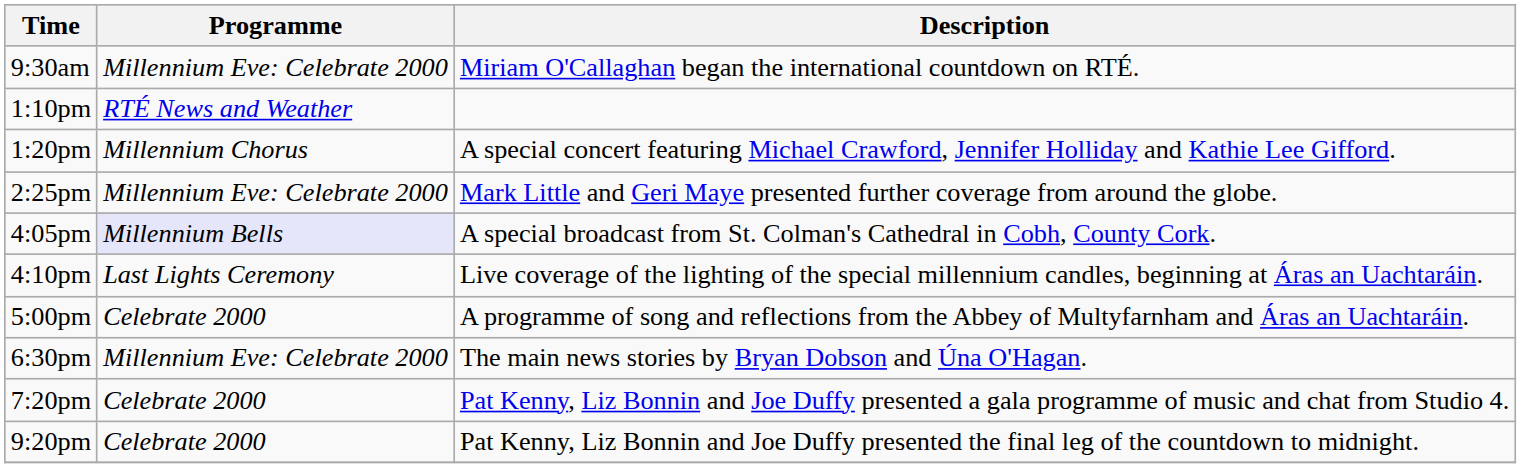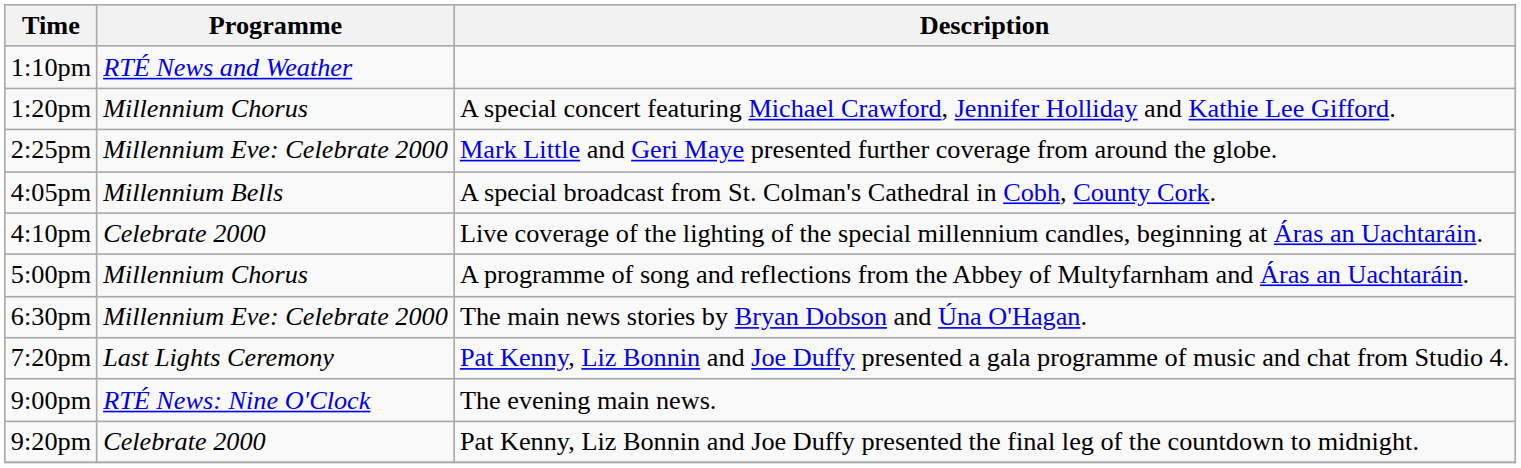- row: (50, 66)
(193, 233) lavender background -> (193, 191) no background
(219, 274) Last Lights Ceremony -> (184, 233) Celebrate 2000
(184, 316) Celebrate 2000 -> (206, 274) Millennium Chorus
(184, 399) Celebrate 2000 -> (219, 358) Last Lights Ceremony
+ row: (51, 399)
